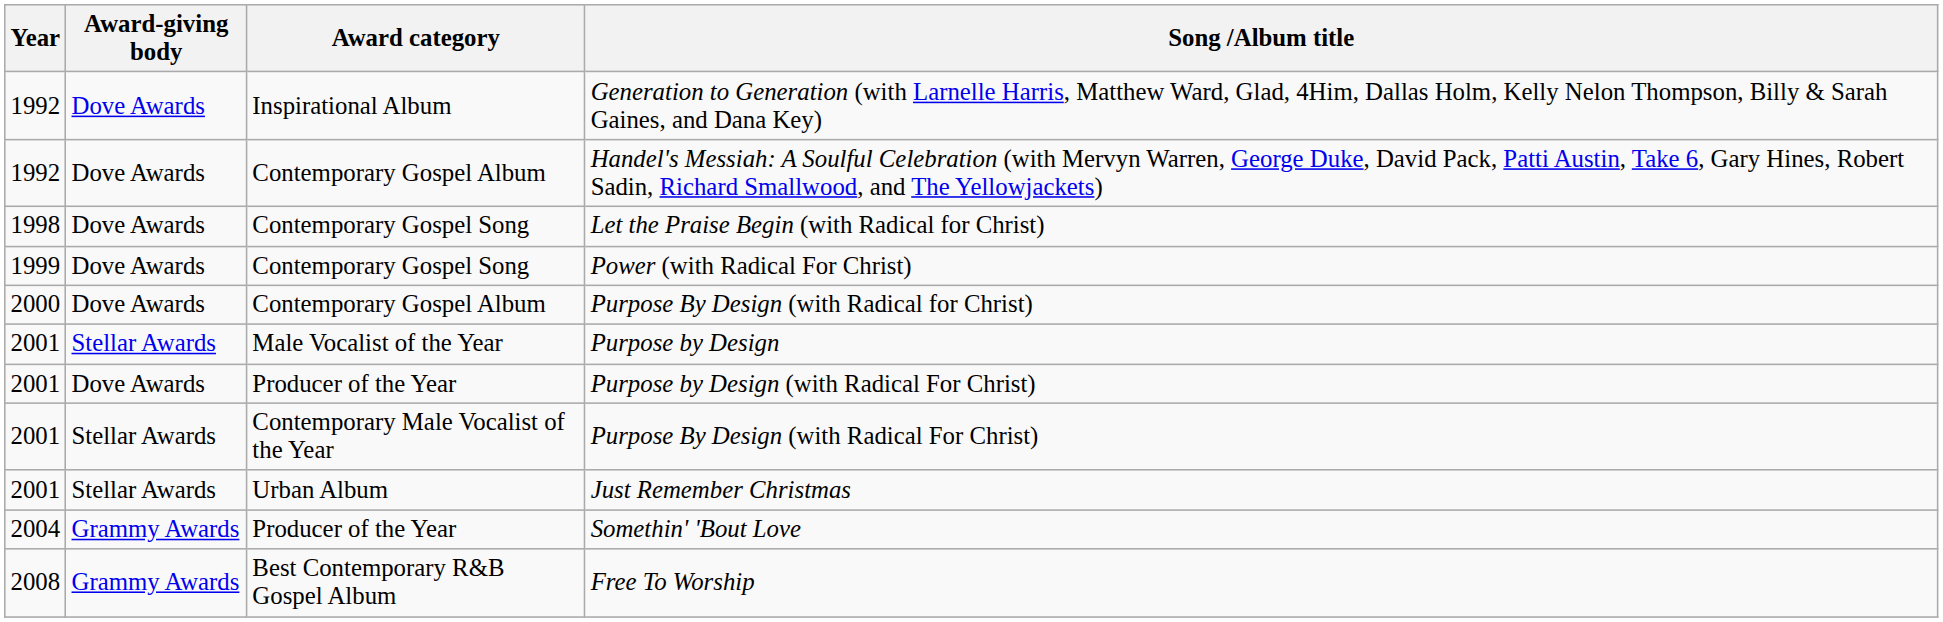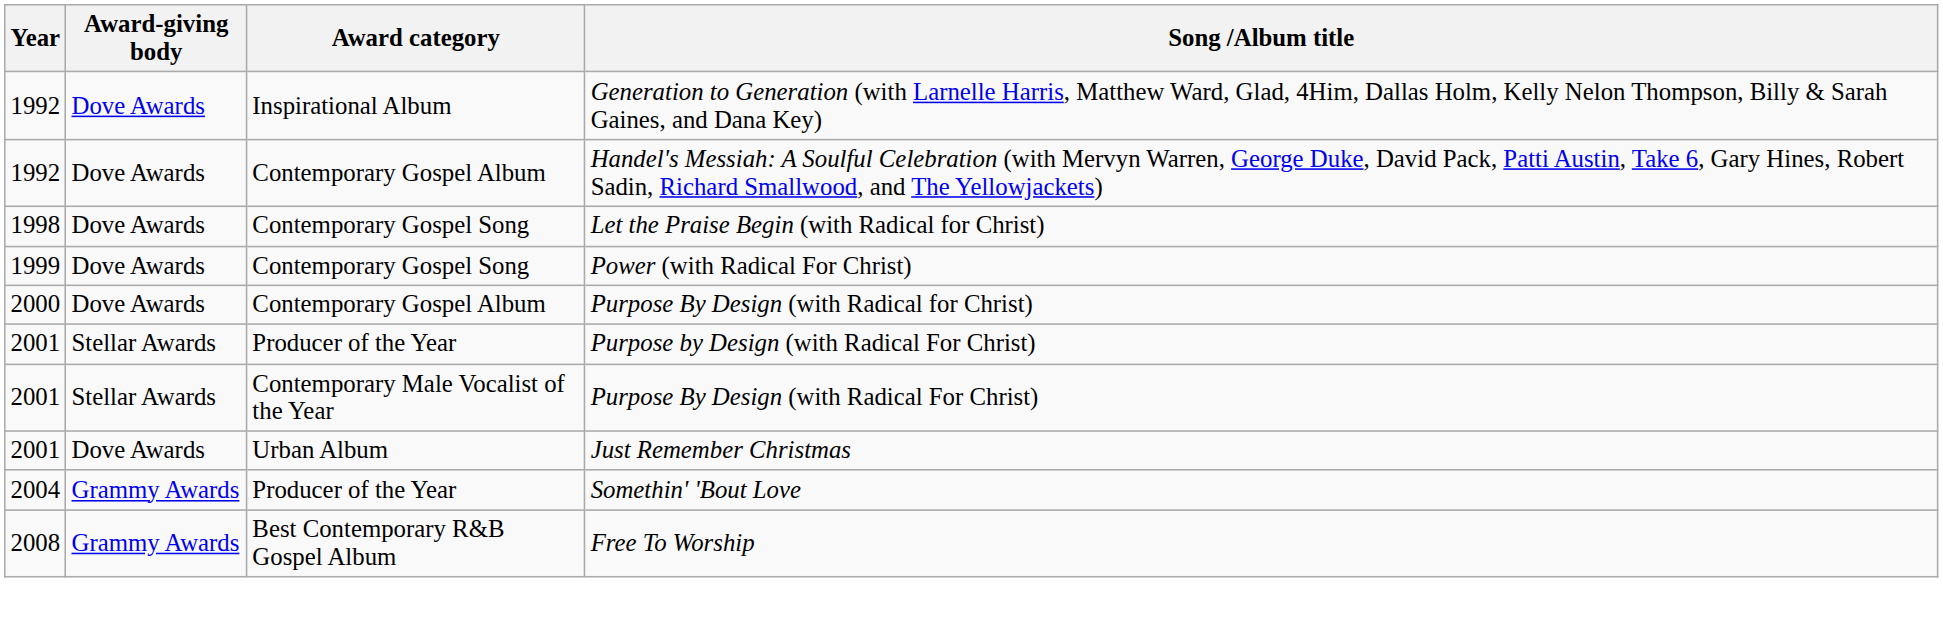- row: (685, 343)
(138, 383) Dove Awards -> (144, 343) Stellar Awards
(144, 489) Stellar Awards -> (138, 450) Dove Awards
